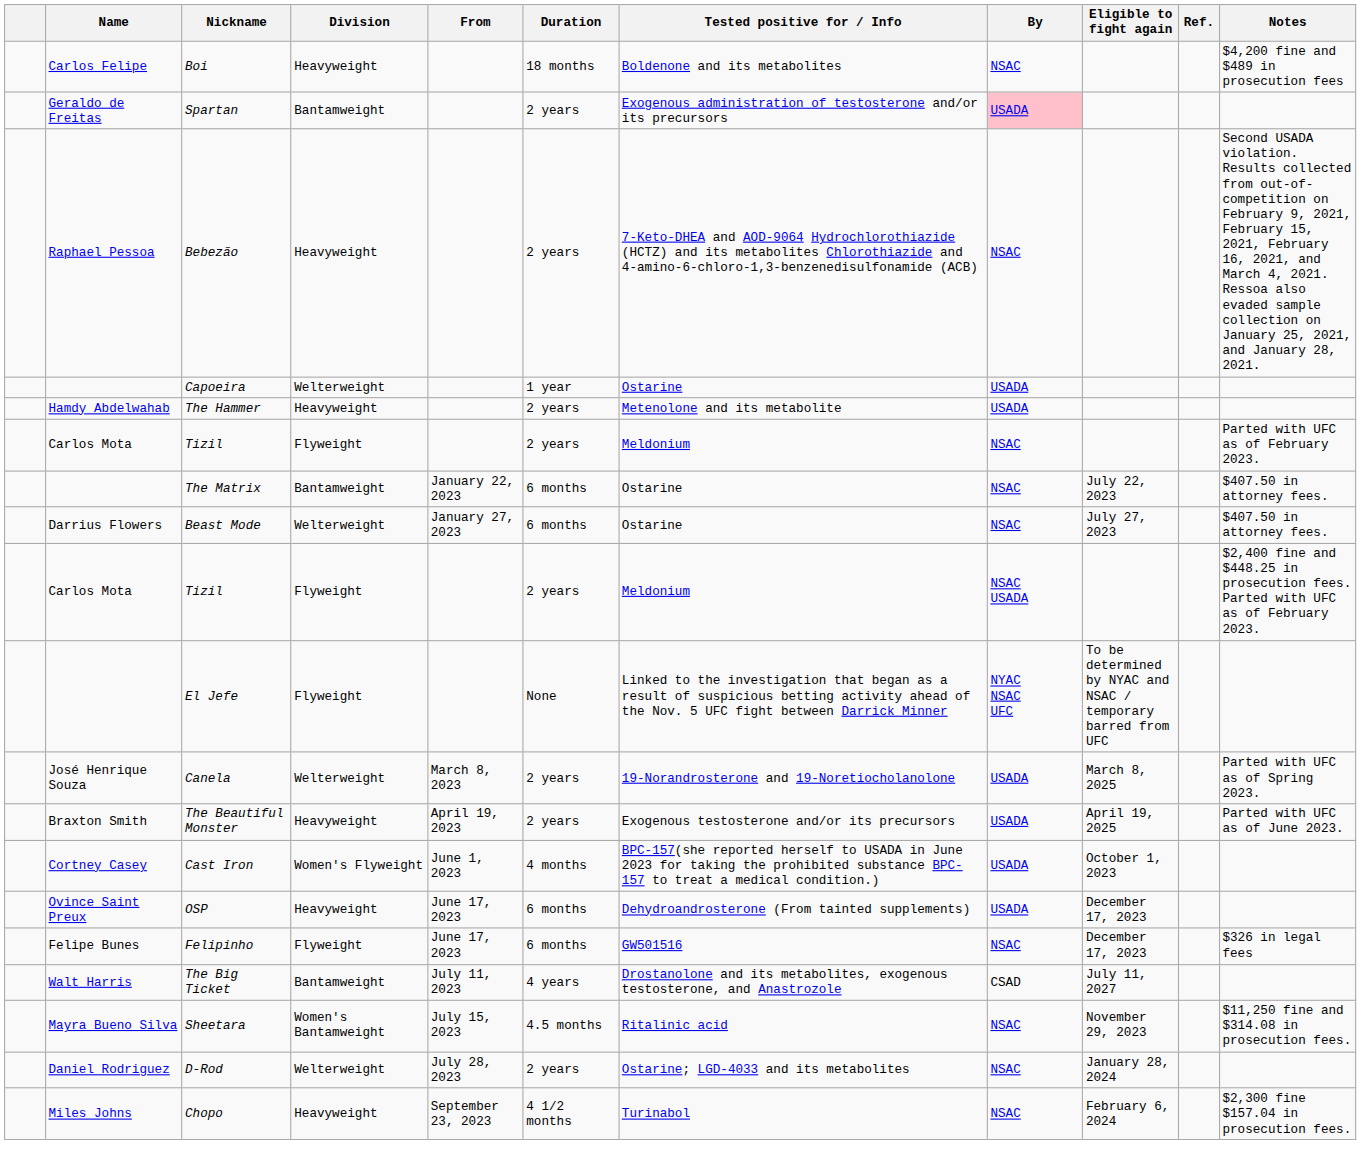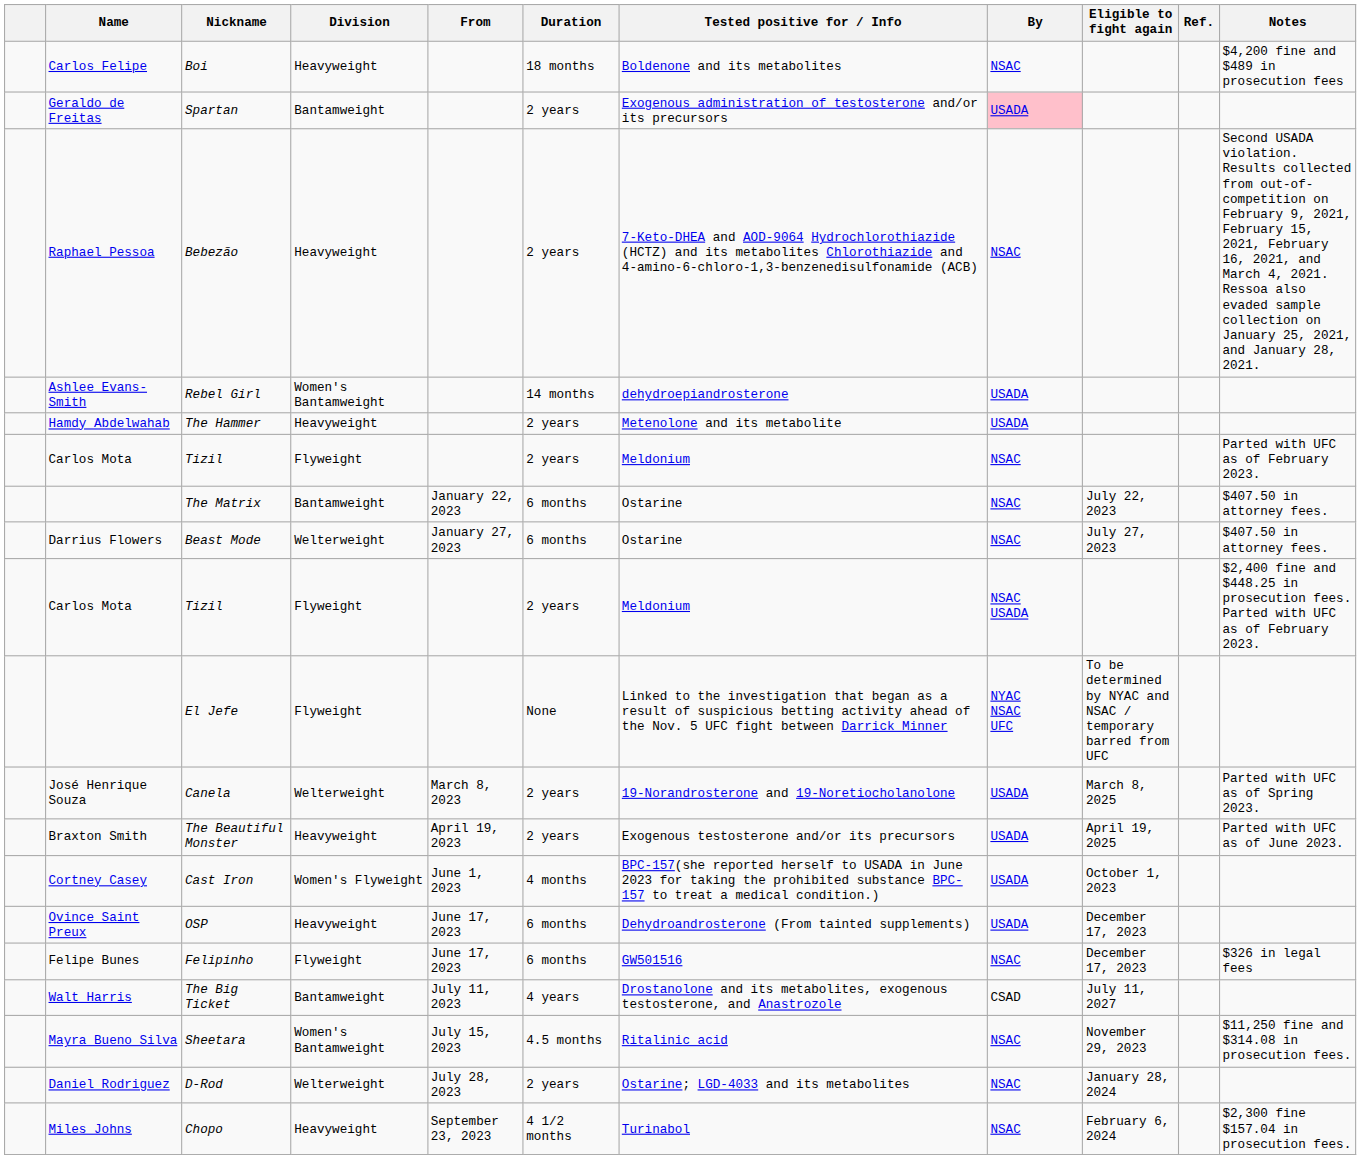+ row: (98, 395)
- row: (114, 387)
